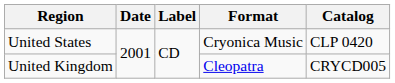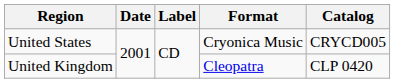(341, 41) CLP 0420 -> (348, 41) CRYCD005
(348, 66) CRYCD005 -> (341, 66) CLP 0420
